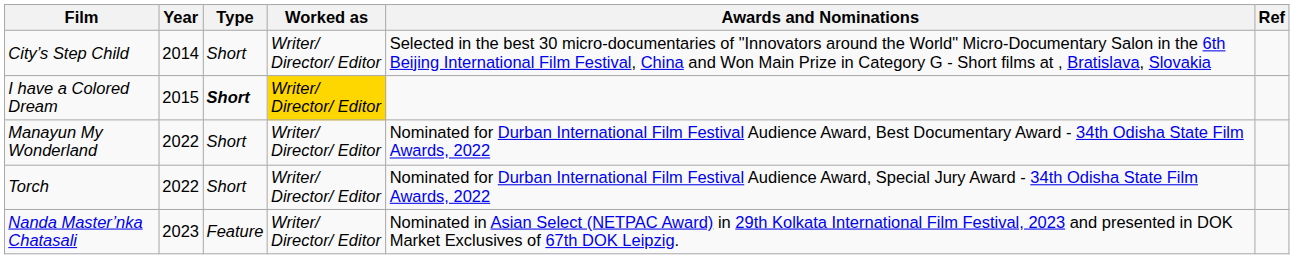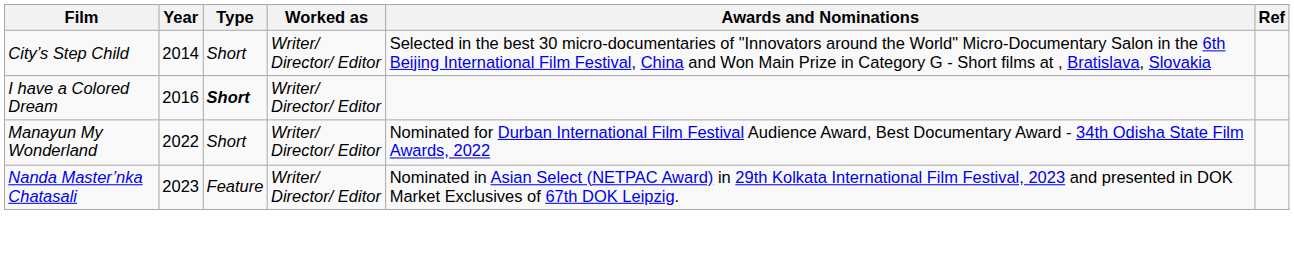(181, 97) 2015 -> (181, 97) 2016
(326, 97) gold background -> (326, 97) no background
- row: (29, 187)
